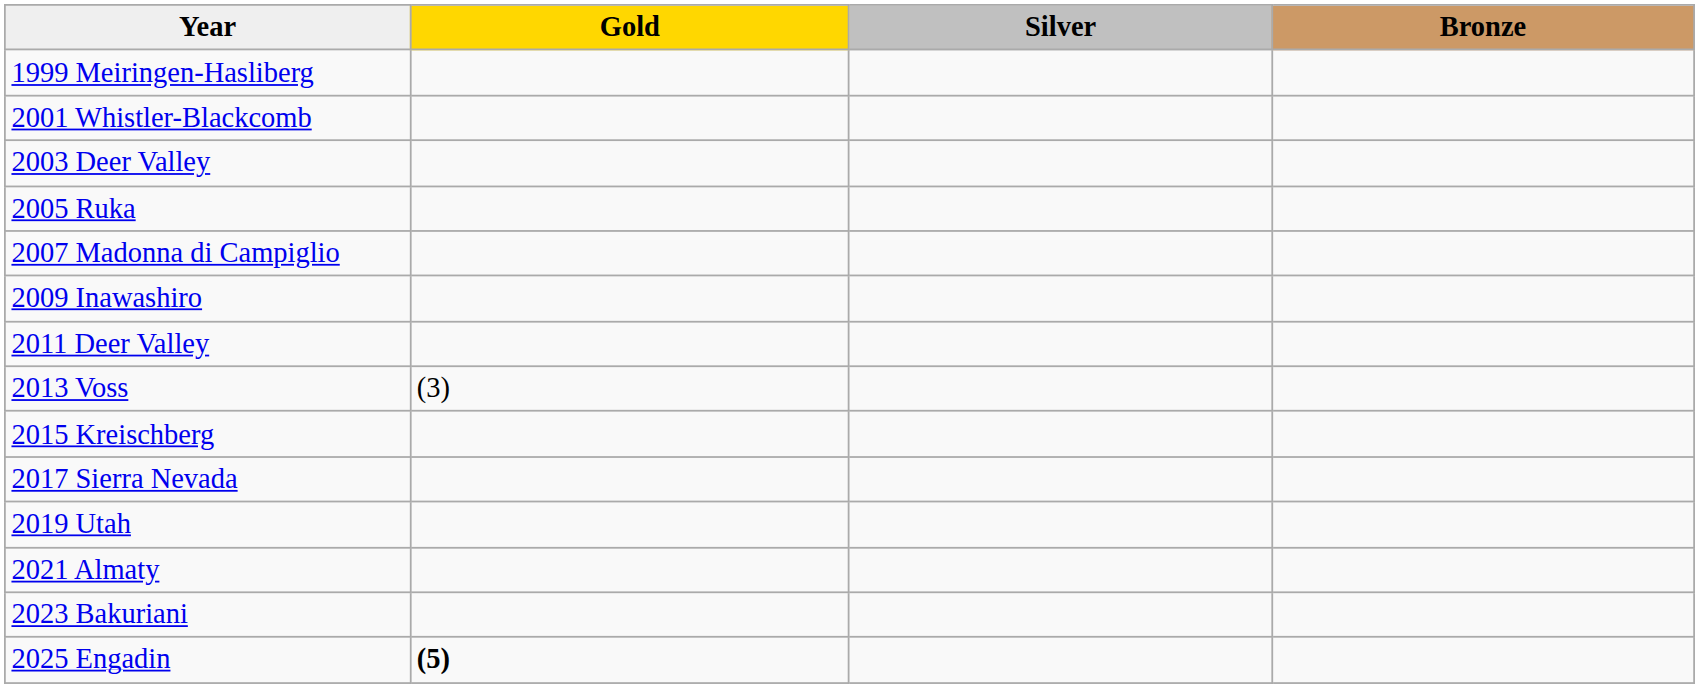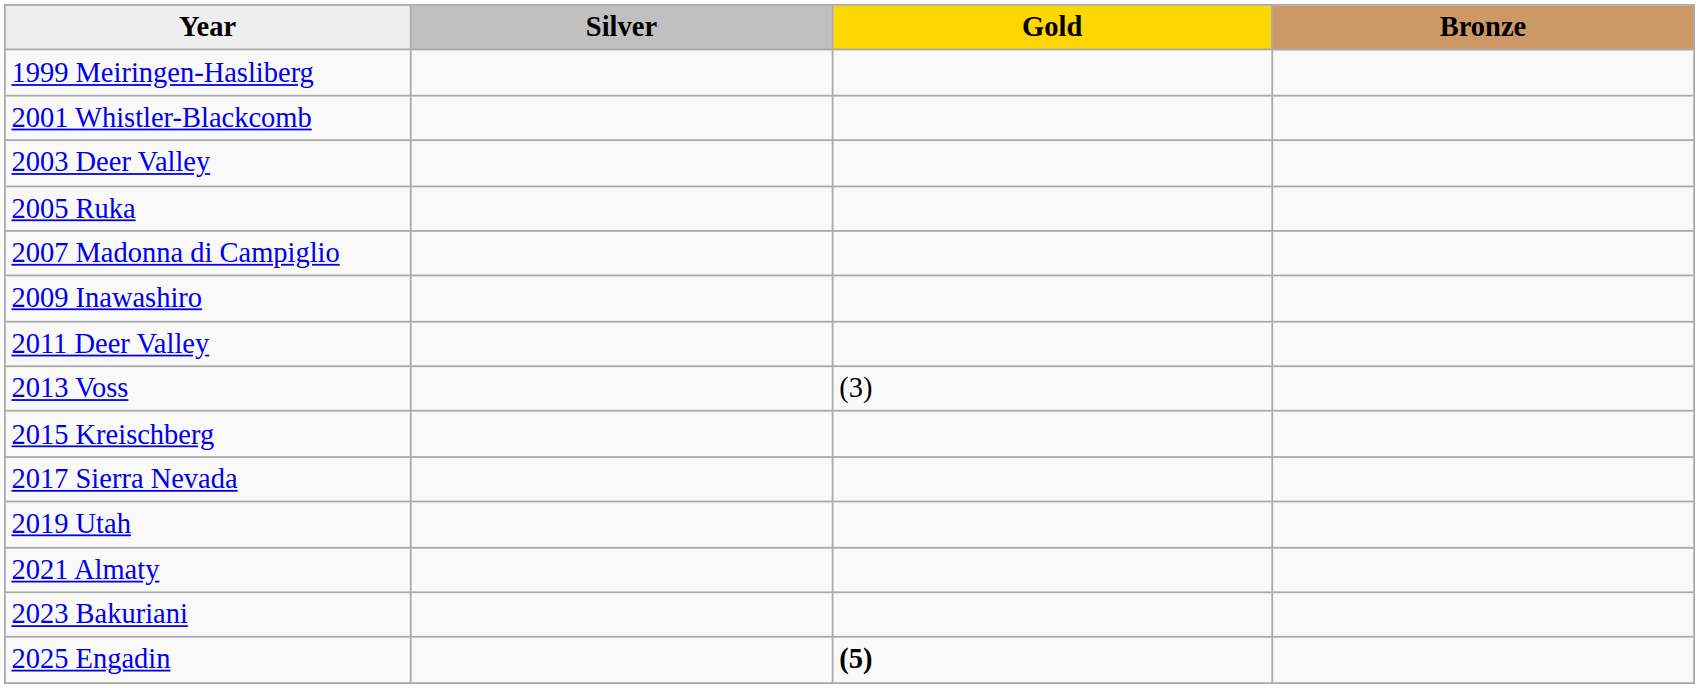columns swapped: (630, 27) <-> (1061, 27)
